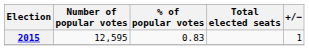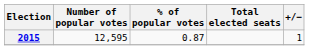(193, 38) 0.83 -> (193, 38) 0.87
